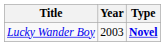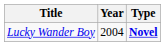(112, 32) 2003 -> (112, 32) 2004
